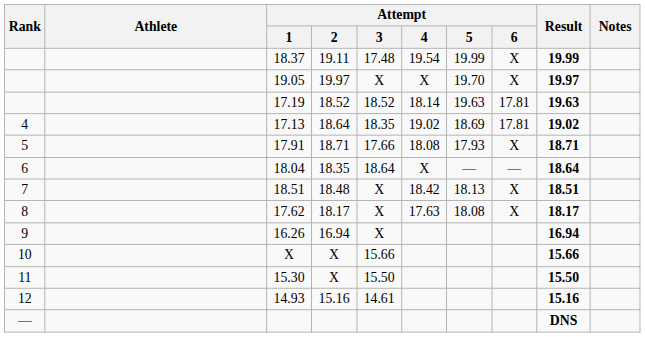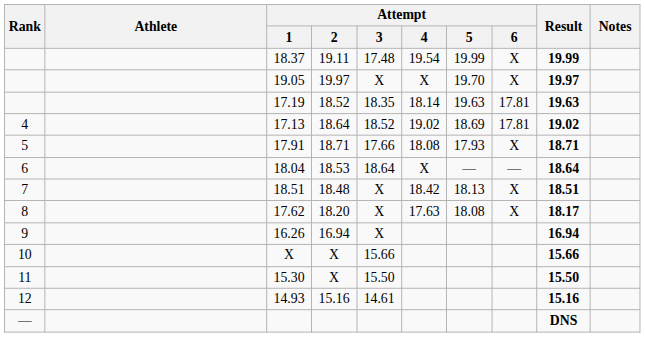(379, 102) 18.52 -> (379, 102) 18.35
(379, 124) 18.35 -> (379, 124) 18.52
(334, 168) 18.35 -> (334, 168) 18.53
(334, 211) 18.17 -> (334, 211) 18.20
